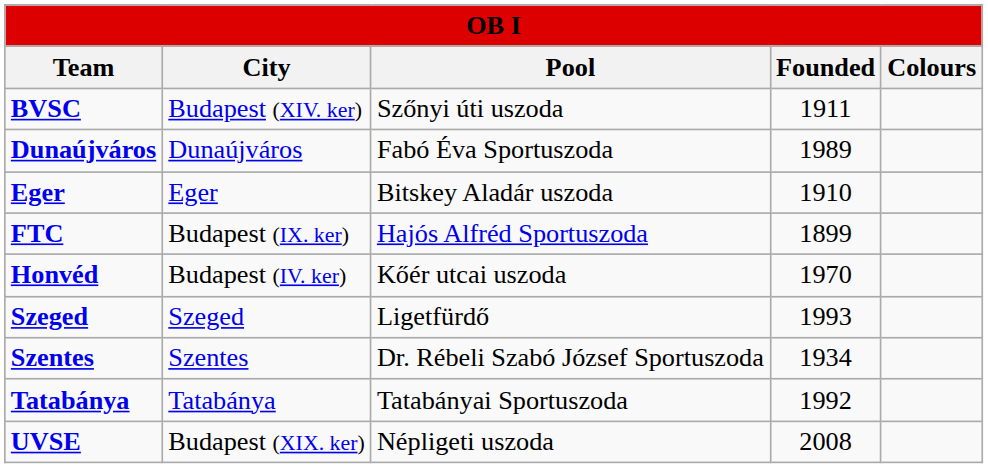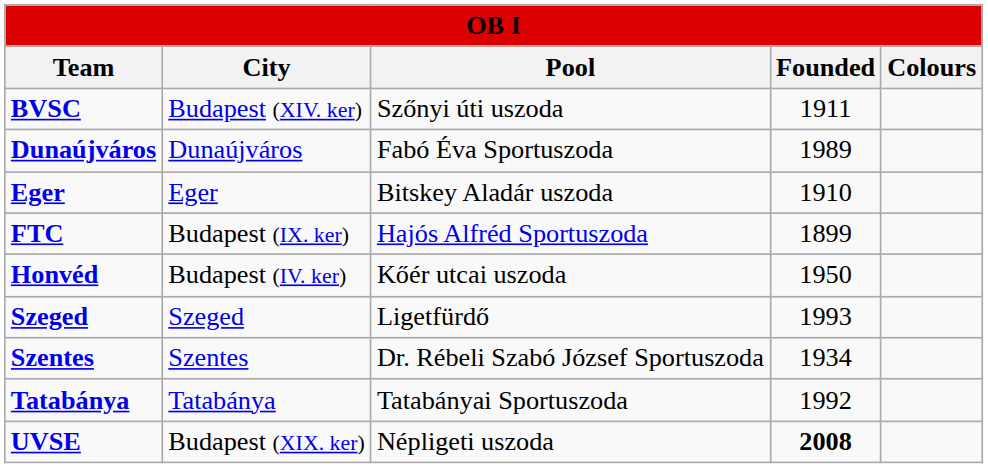(826, 274) 1970 -> (826, 274) 1950
(826, 441) normal -> (826, 441) bold
